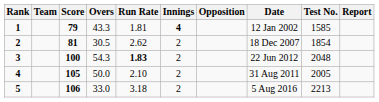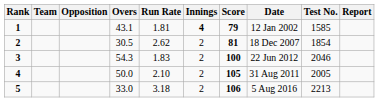columns swapped: (73, 12) <-> (222, 12)
(101, 27) 43.3 -> (124, 27) 43.1
(138, 58) bold -> (161, 58) normal
(321, 58) 2048 -> (321, 58) 2046
